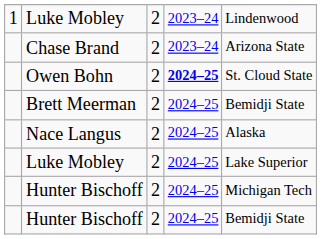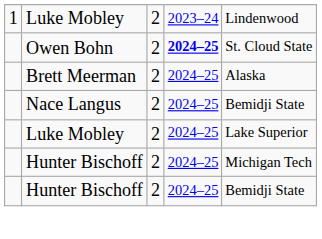- row: (13, 48)
(265, 104) Bemidji State -> (245, 76) Alaska
(245, 133) Alaska -> (265, 104) Bemidji State
